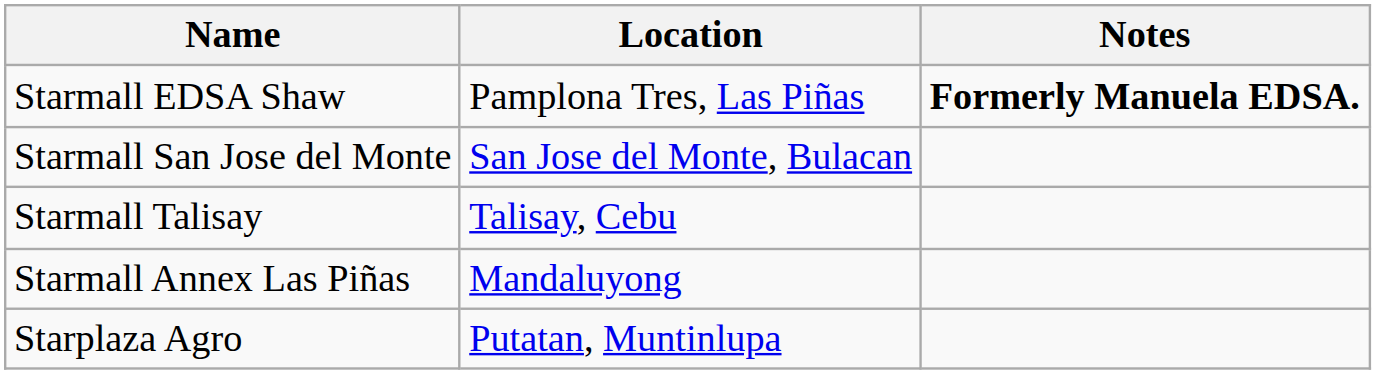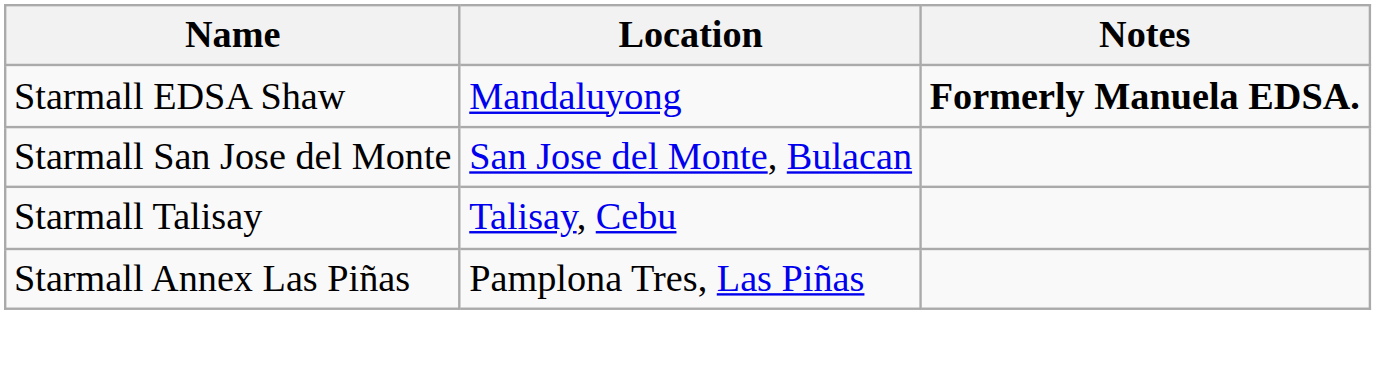(667, 95) Pamplona Tres, Las Piñas -> (575, 95) Mandaluyong
(575, 277) Mandaluyong -> (667, 277) Pamplona Tres, Las Piñas
- row: (128, 338)
